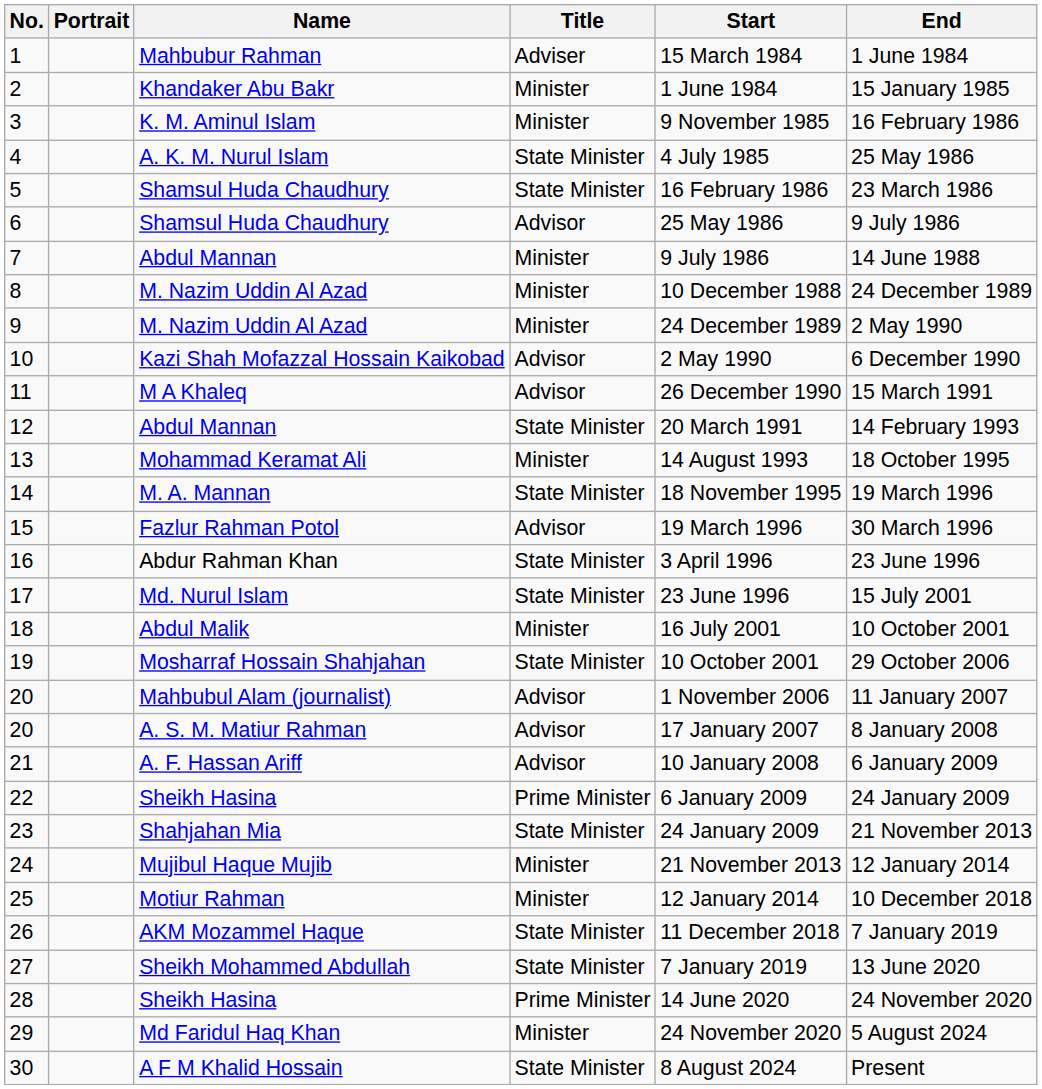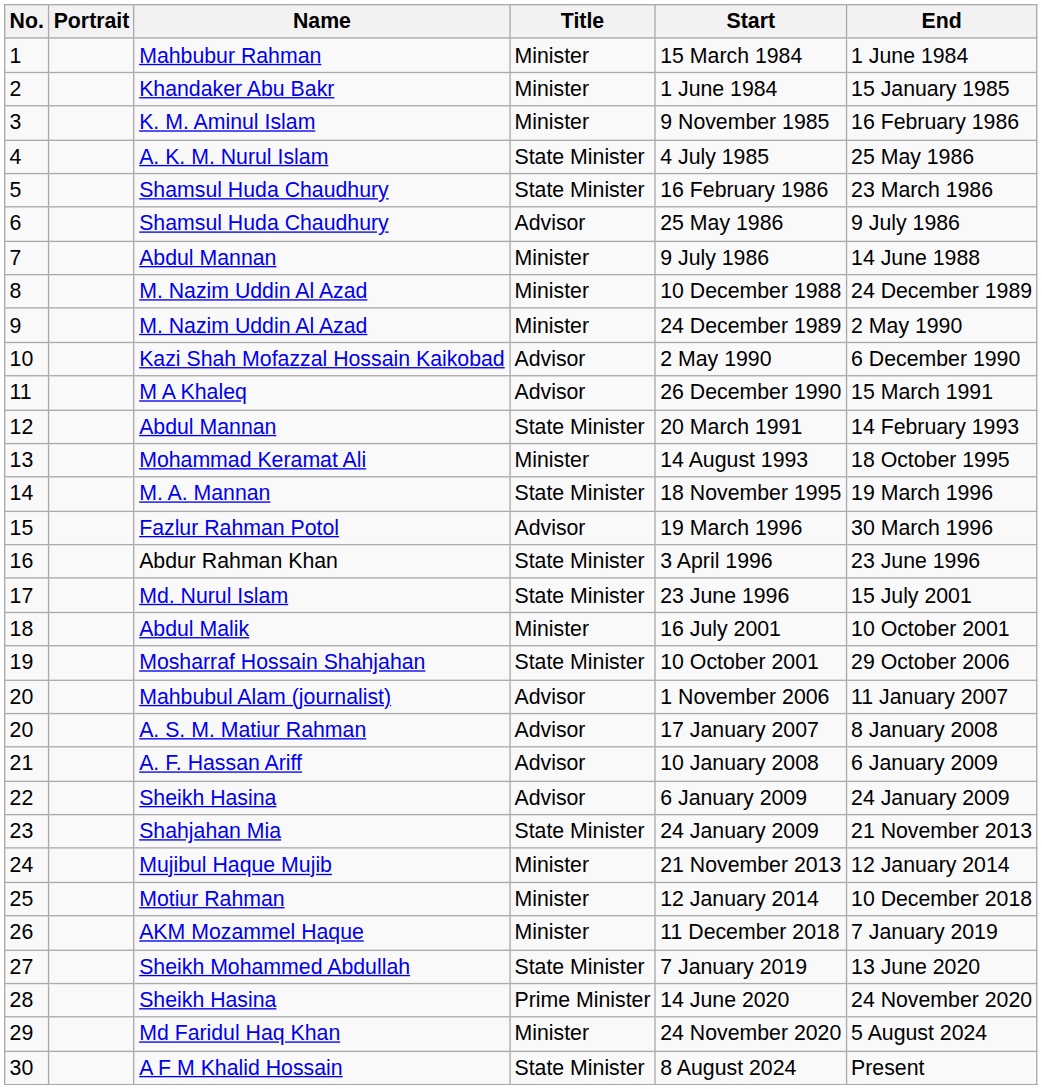(550, 55) Adviser -> (552, 55) Minister
(582, 797) Prime Minister -> (550, 797) Advisor
(580, 932) State Minister -> (552, 932) Minister
